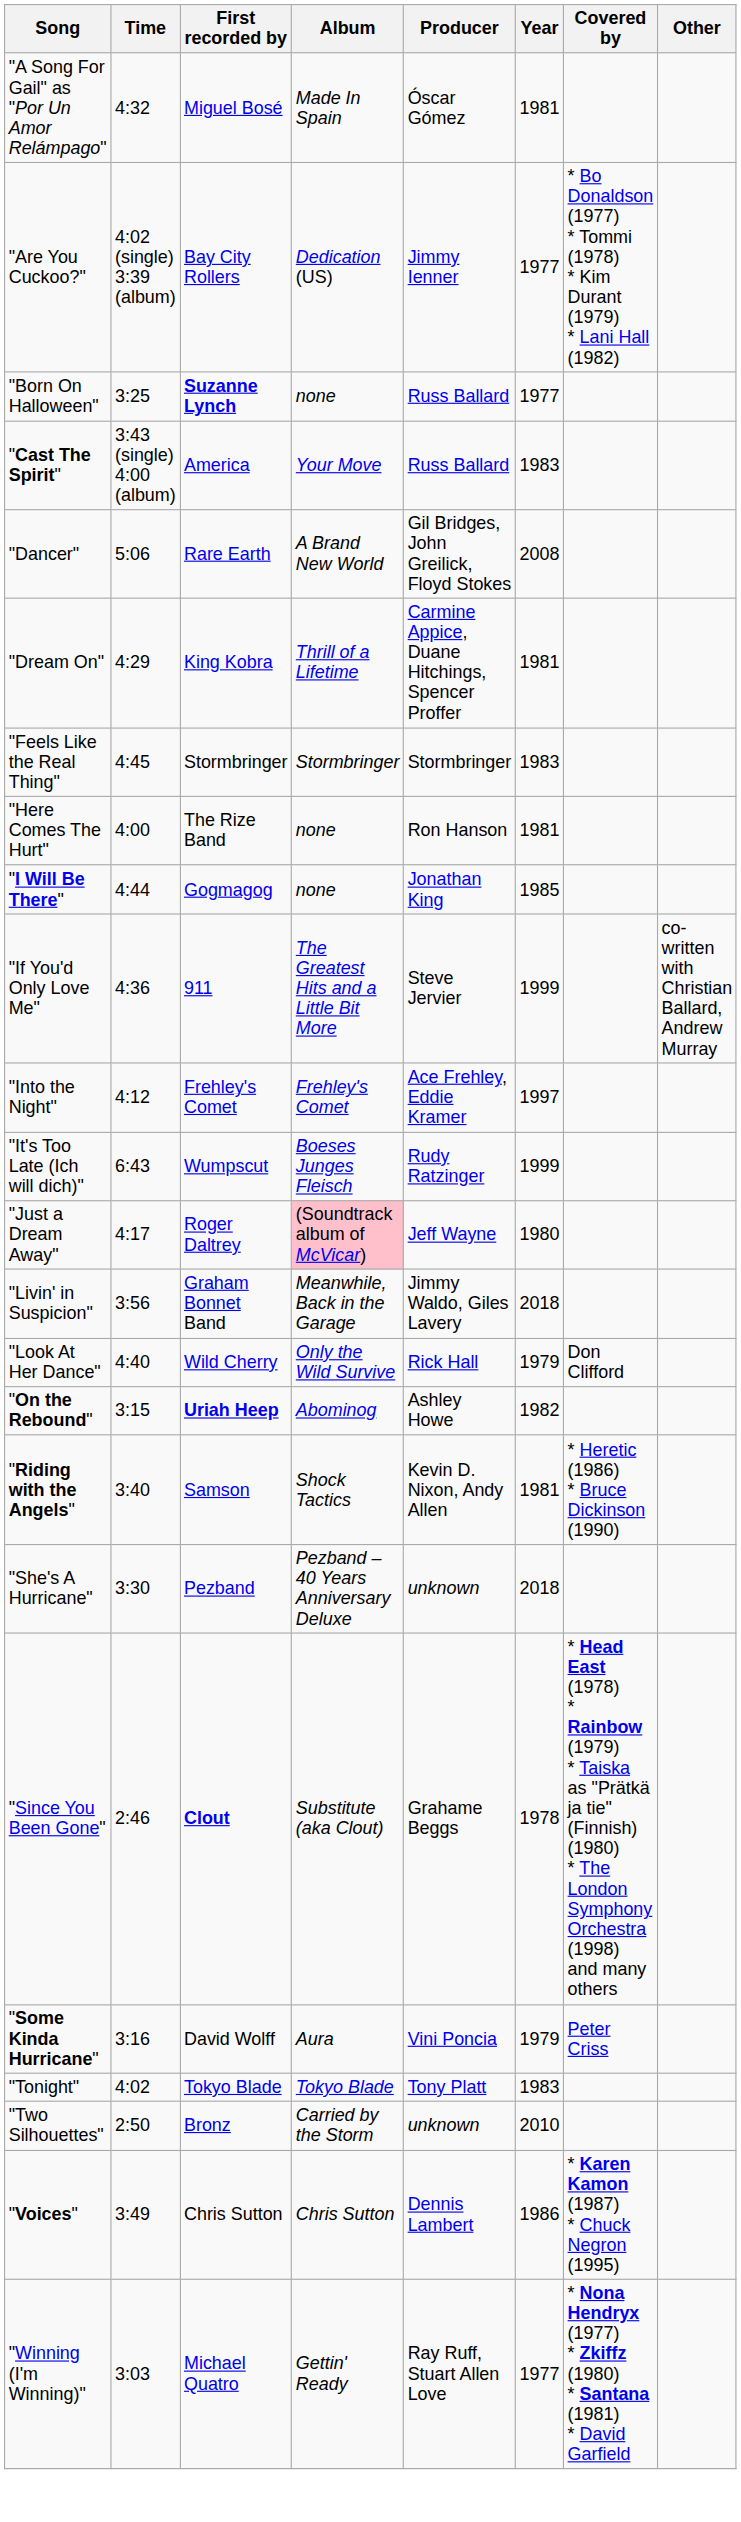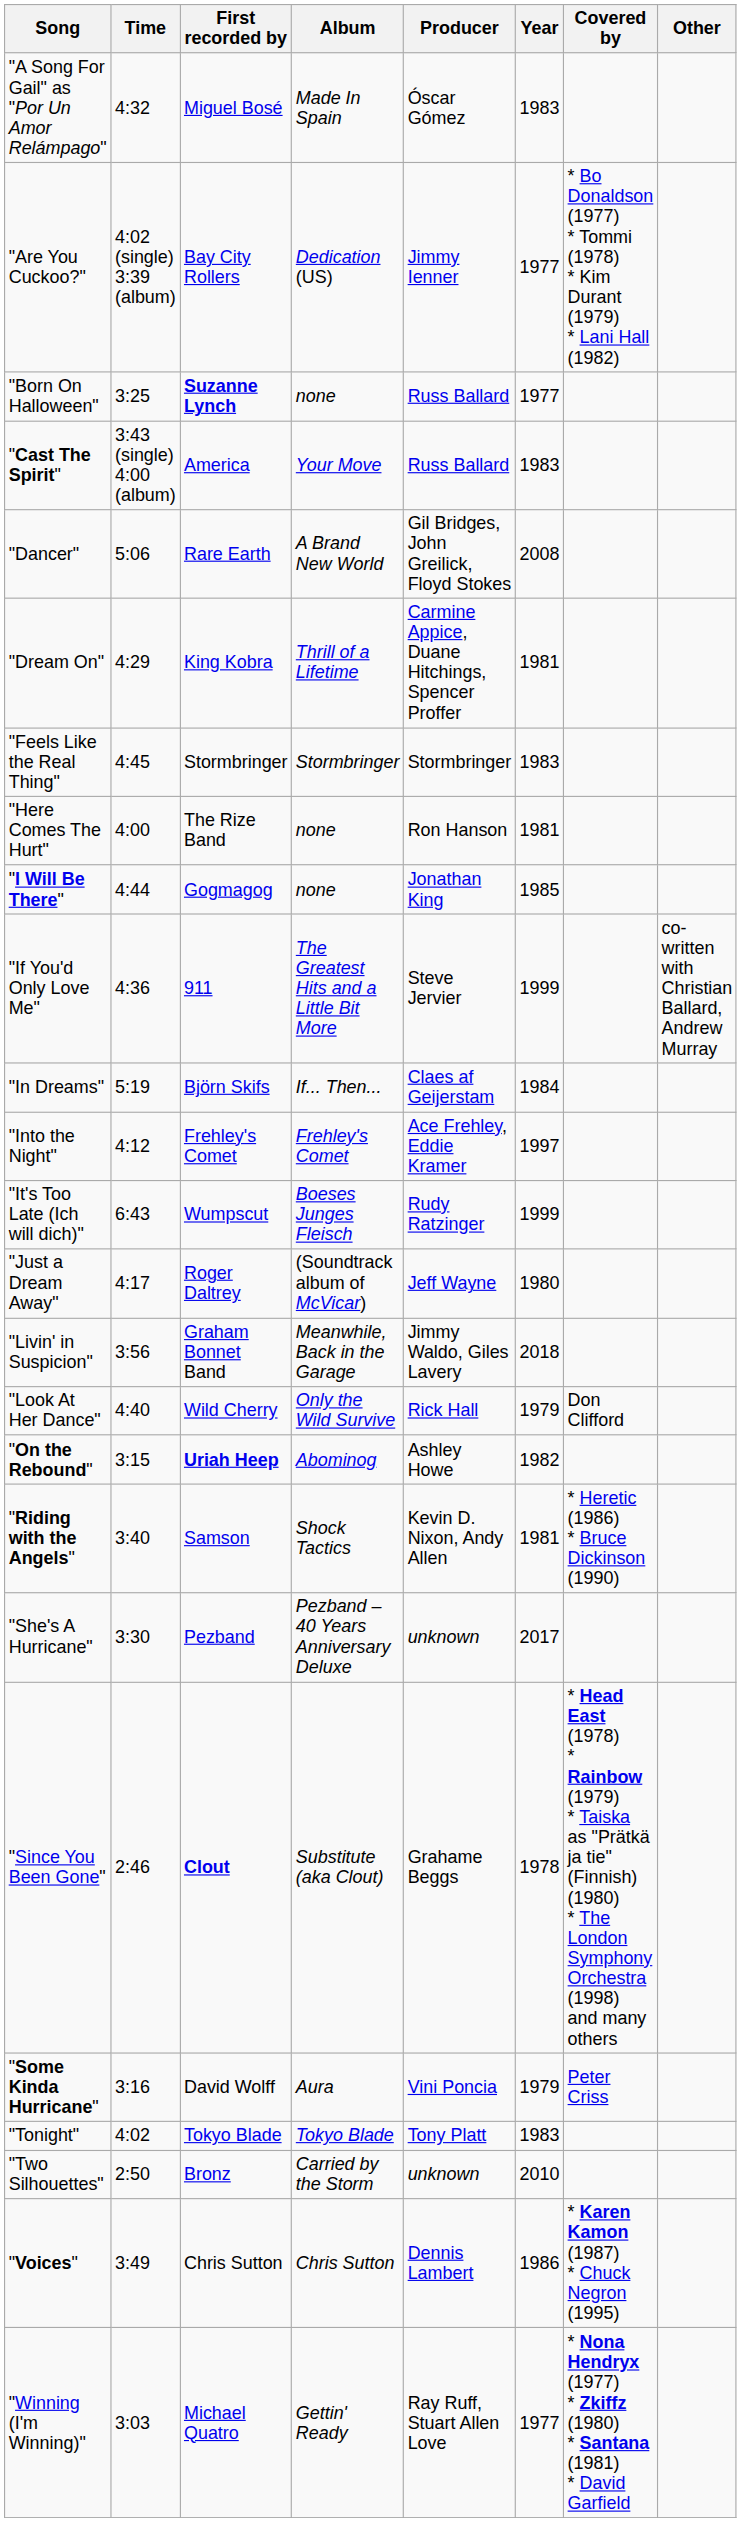(539, 107) 1981 -> (539, 107) 1983
+ row: (56, 1087)
(344, 1234) pink background -> (344, 1283) no background
(539, 1588) 2018 -> (539, 1637) 2017
